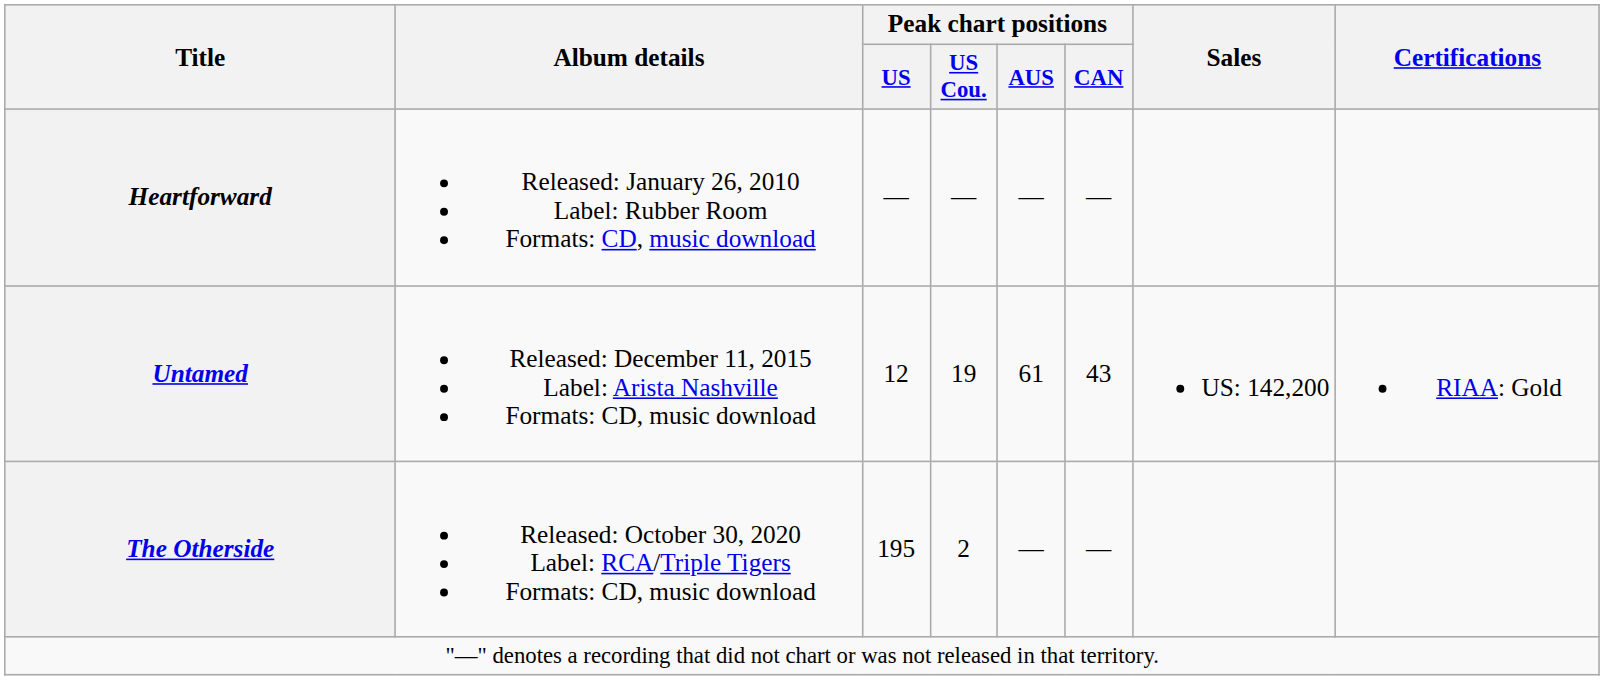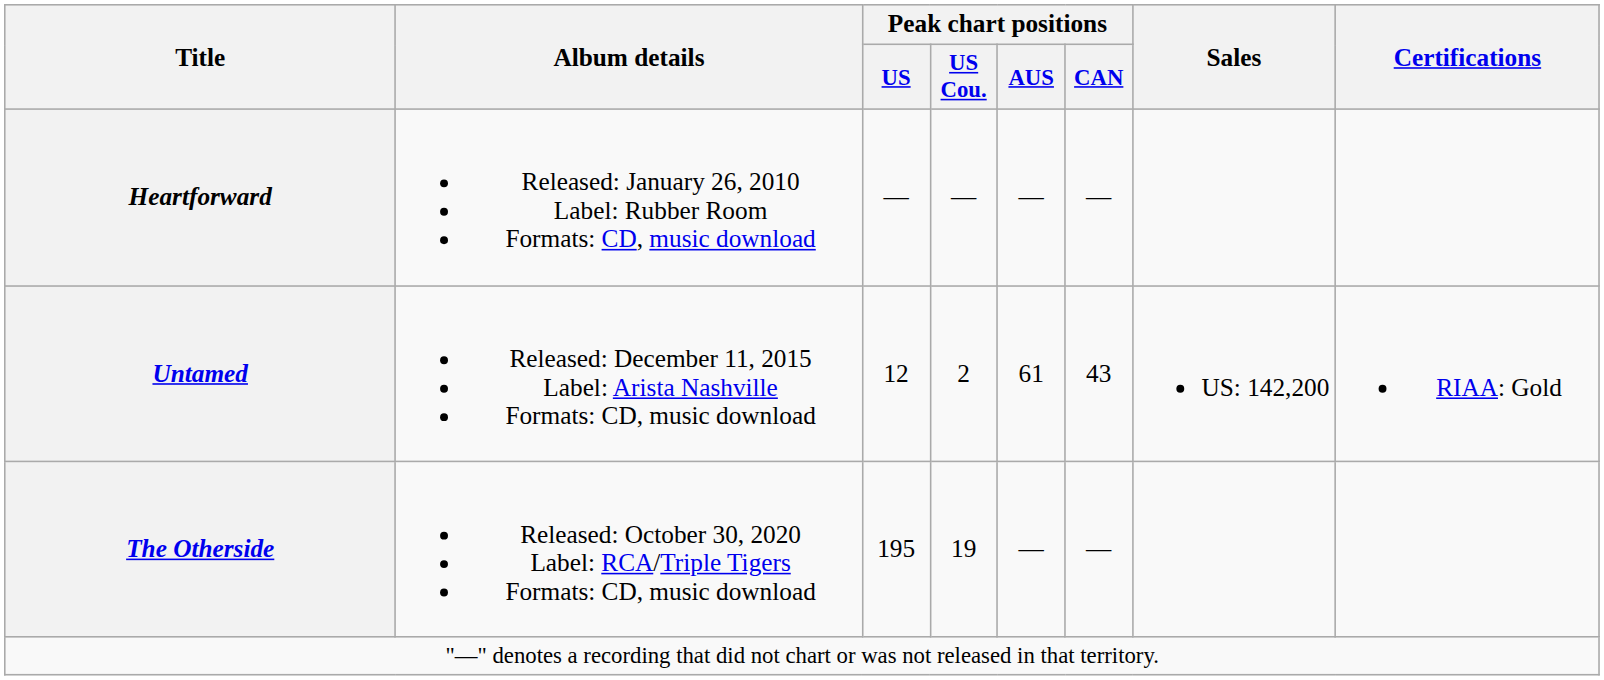(964, 372) 19 -> (964, 372) 2
(964, 548) 2 -> (964, 548) 19
